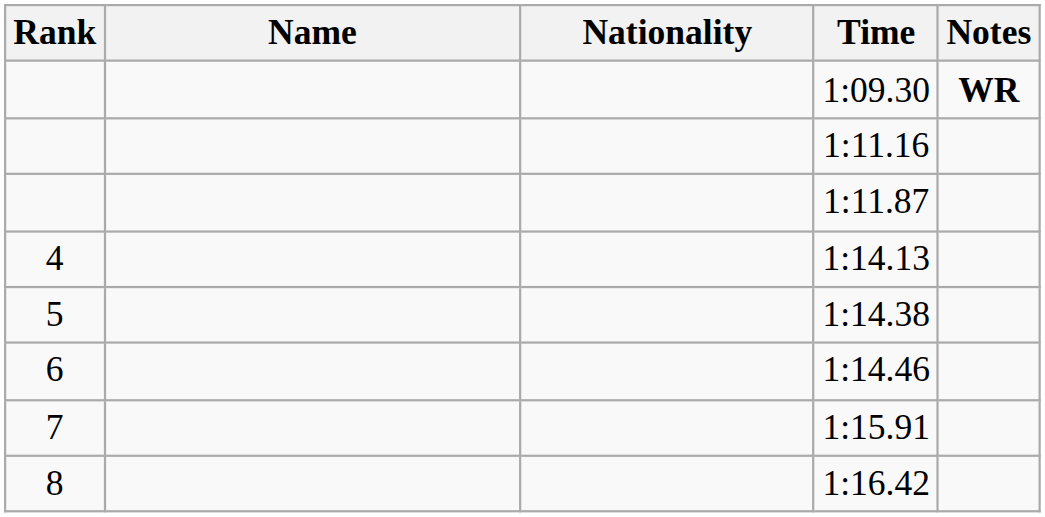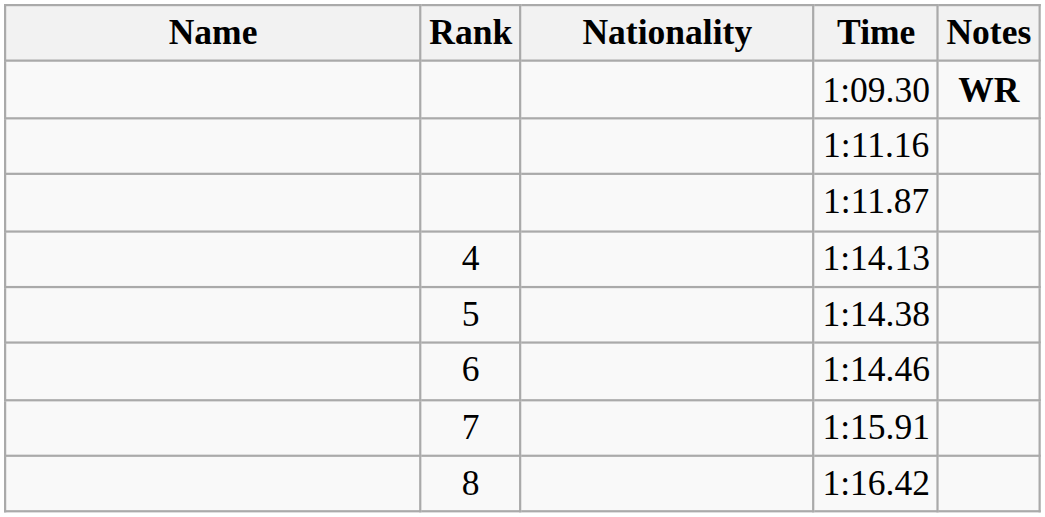columns swapped: (55, 32) <-> (312, 32)
